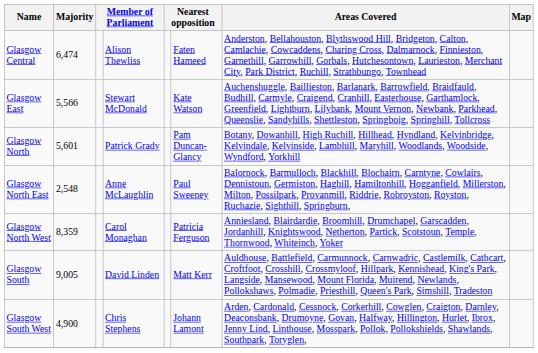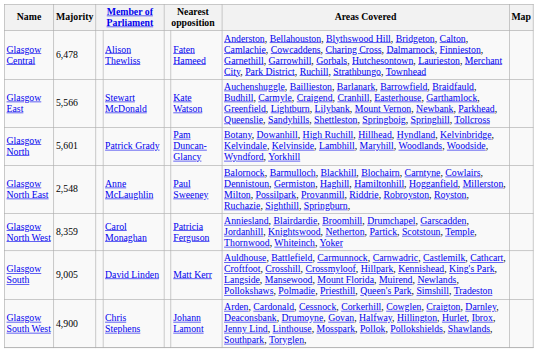(67, 55) 6,474 -> (67, 55) 6,478
